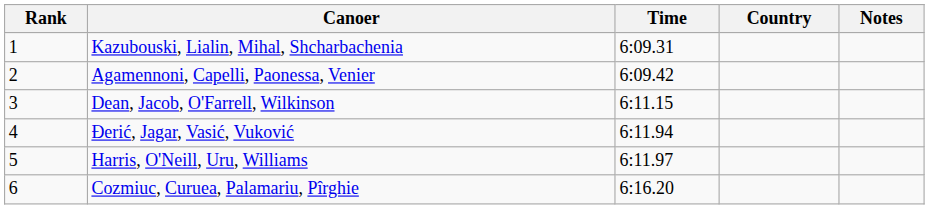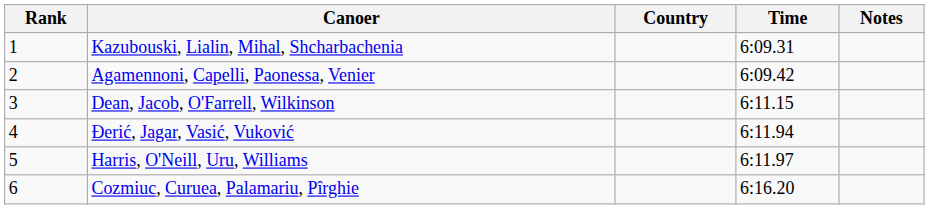columns swapped: (779, 18) <-> (667, 18)
